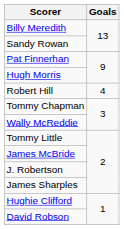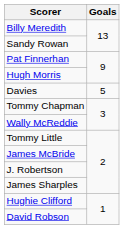+ row: (22, 91)
- row: (30, 91)
